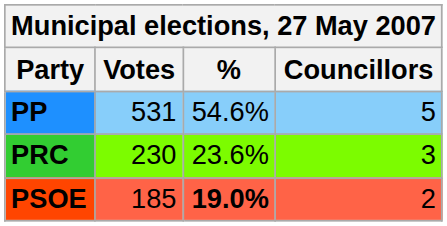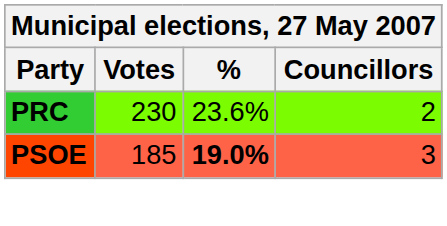- row: (29, 112)
(428, 155) 3 -> (428, 112) 2
(428, 198) 2 -> (428, 155) 3
